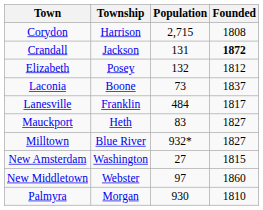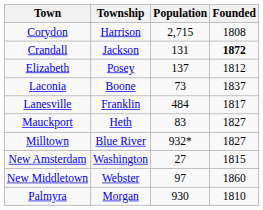(180, 68) 132 -> (180, 68) 137
